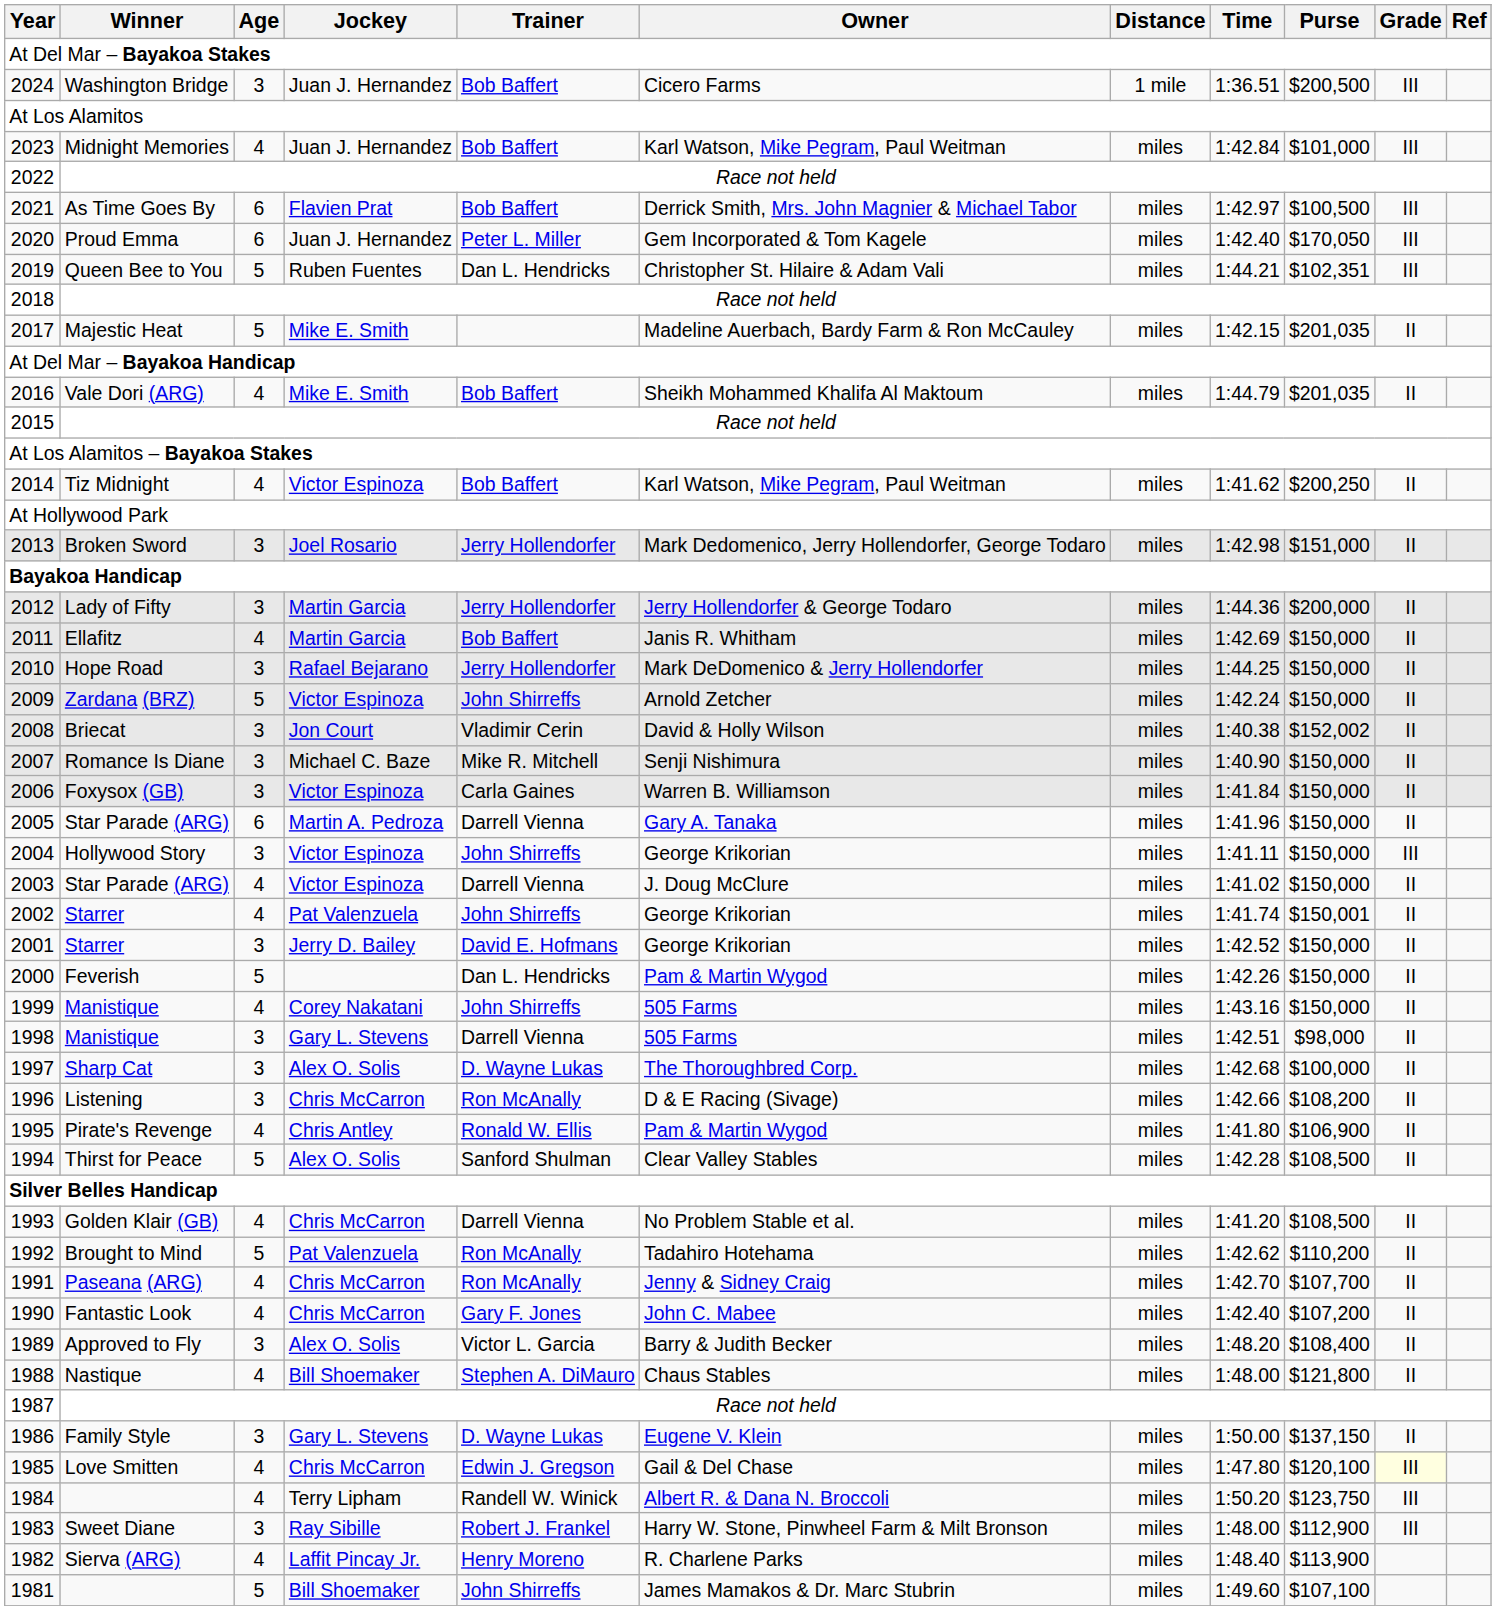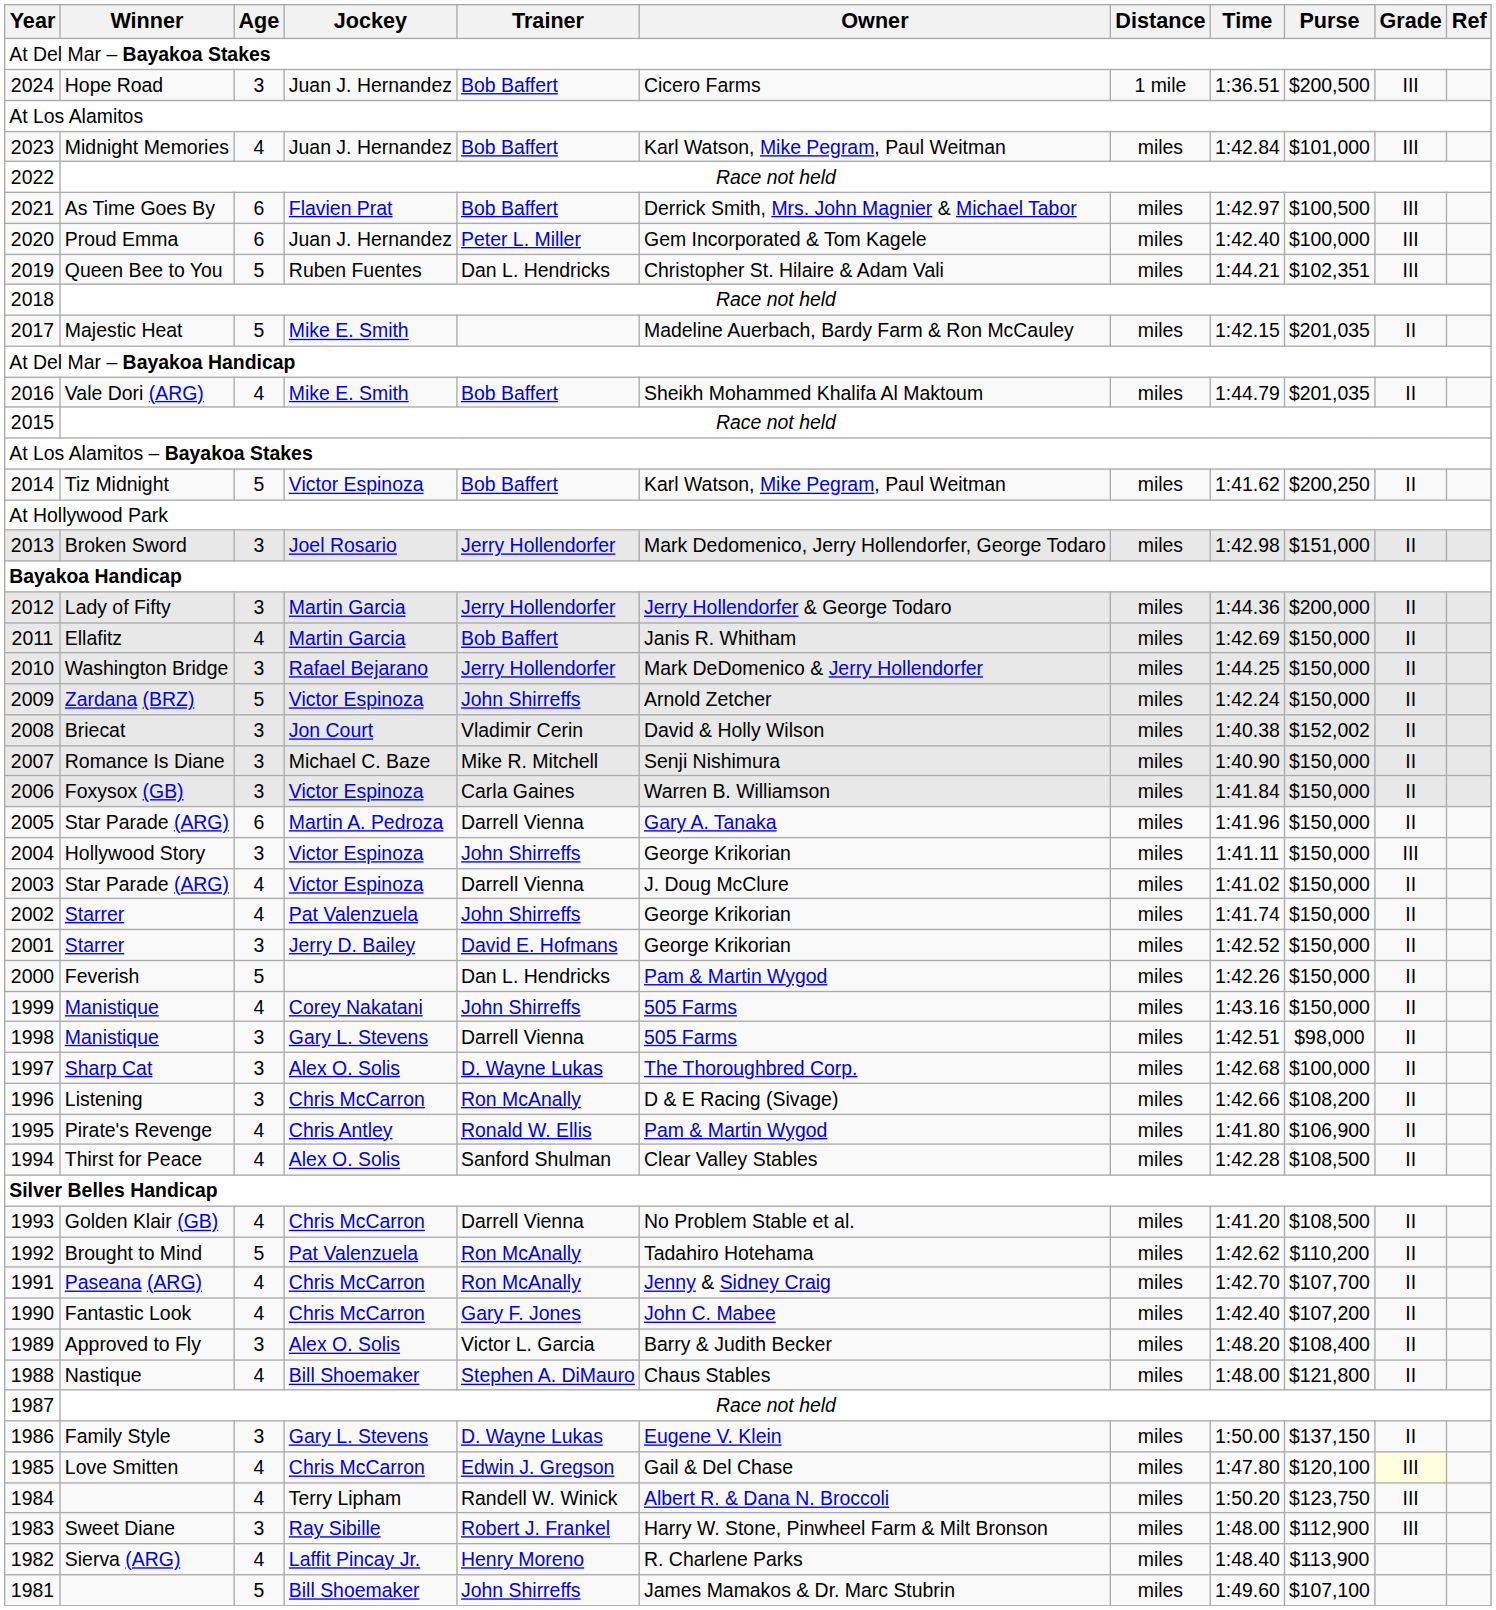(147, 85) Washington Bridge -> (114, 85) Hope Road
(1329, 239) $170,050 -> (1329, 239) $100,000
(259, 484) 4 -> (259, 484) 5
(114, 669) Hope Road -> (147, 669) Washington Bridge
(1329, 914) $150,001 -> (1329, 914) $150,000
(259, 1160) 5 -> (259, 1160) 4
